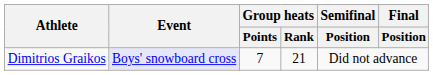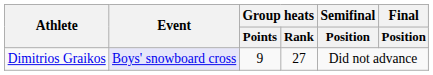(260, 59) 7 -> (260, 59) 9
(299, 59) 21 -> (299, 59) 27
